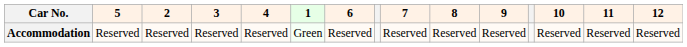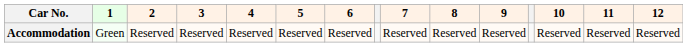columns swapped: (308, 13) <-> (117, 13)
